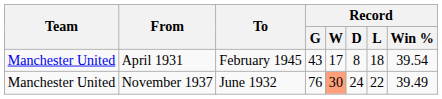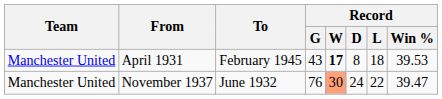(336, 60) normal -> (336, 60) bold
(412, 60) 39.54 -> (412, 60) 39.53
(412, 82) 39.49 -> (412, 82) 39.47
